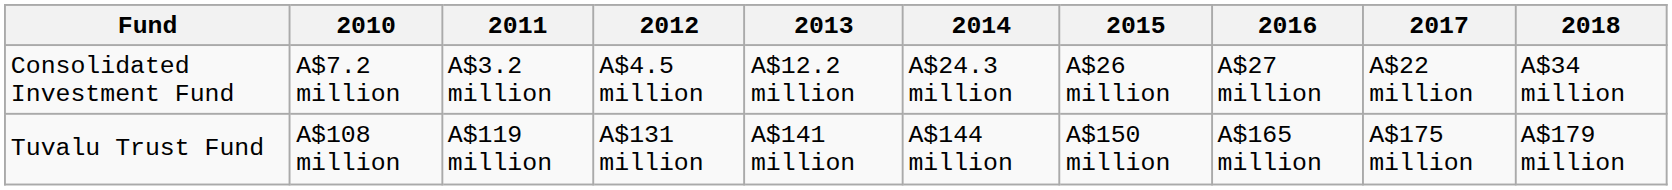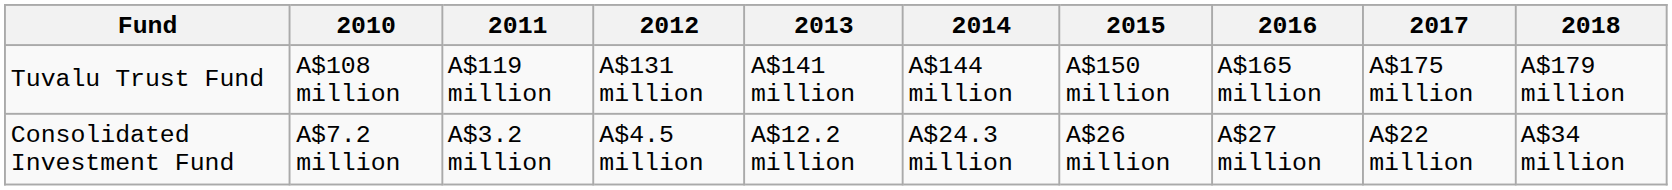rows swapped: (138, 149) <-> (123, 80)
